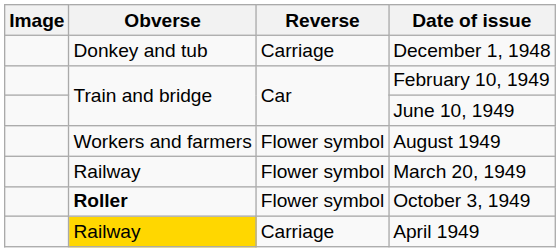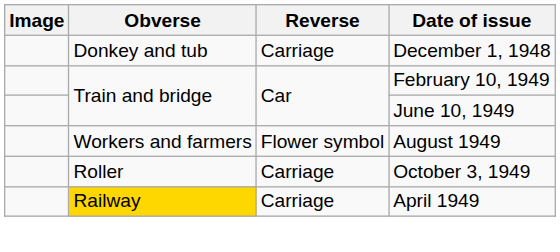- row: (460, 171)
(101, 202) bold -> (98, 171) normal
(322, 202) Flower symbol -> (297, 171) Carriage
